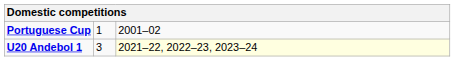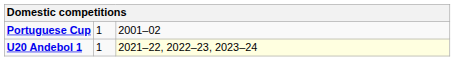(99, 47) 3 -> (99, 47) 1
